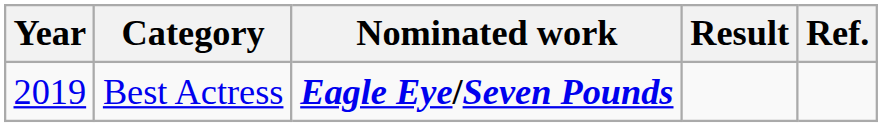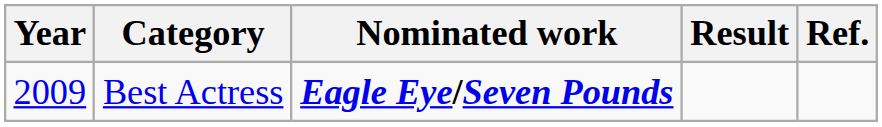(50, 90) 2019 -> (50, 90) 2009
